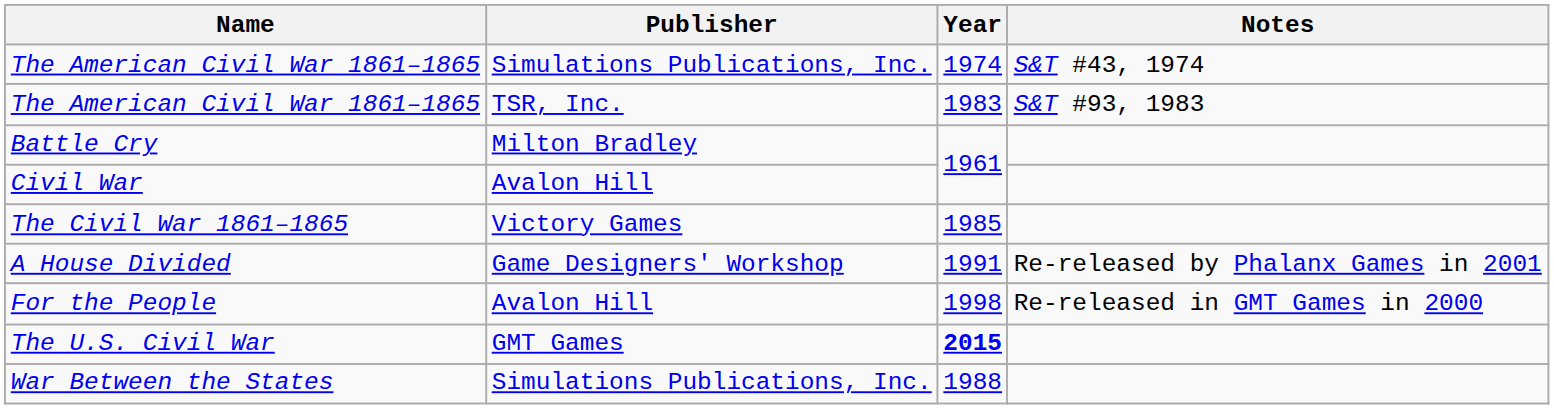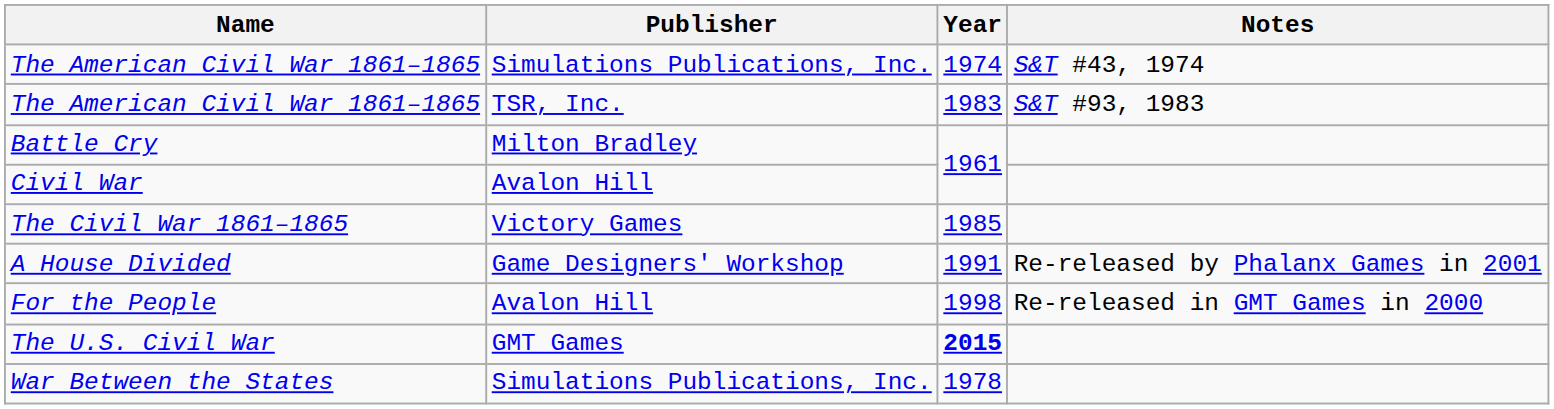(973, 383) 1988 -> (973, 383) 1978
